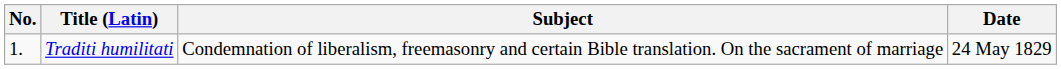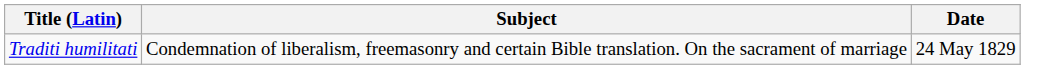- column: (23, 19)
